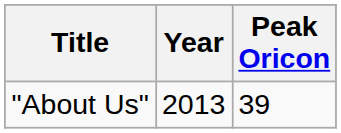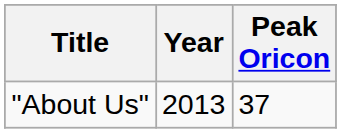(254, 104) 39 -> (254, 104) 37
